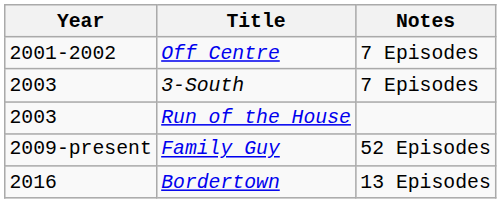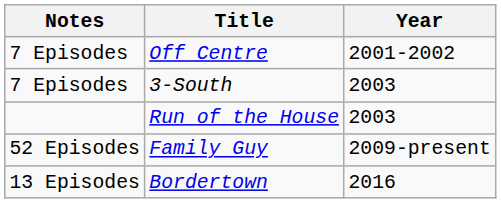columns swapped: (81, 21) <-> (426, 21)
